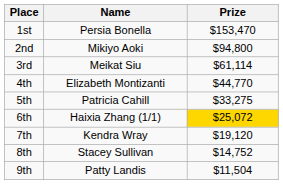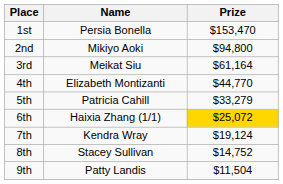(233, 65) $61,114 -> (233, 65) $61,164
(233, 100) $33,275 -> (233, 100) $33,279
(233, 135) $19,120 -> (233, 135) $19,124
